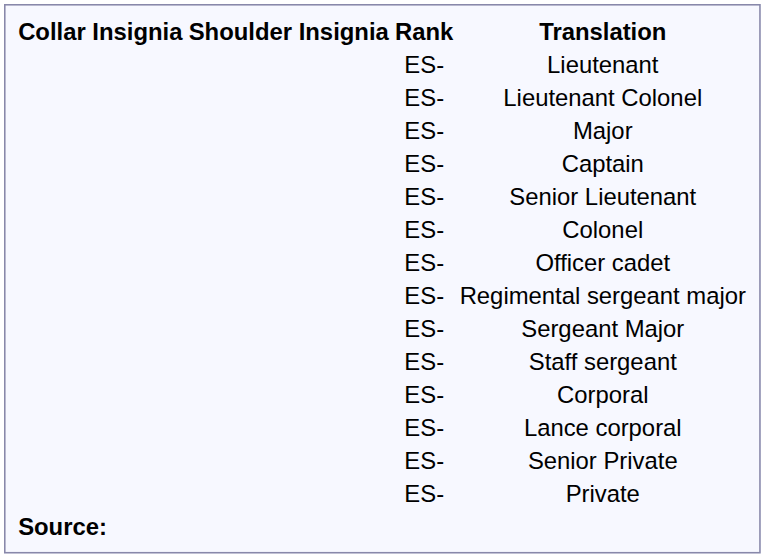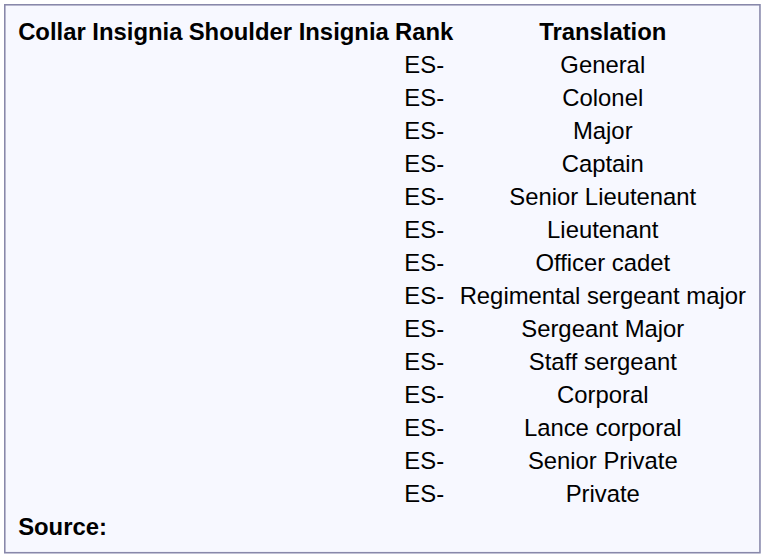+ row: (603, 64)
rows swapped: (603, 229) <-> (603, 64)
- row: (603, 97)
